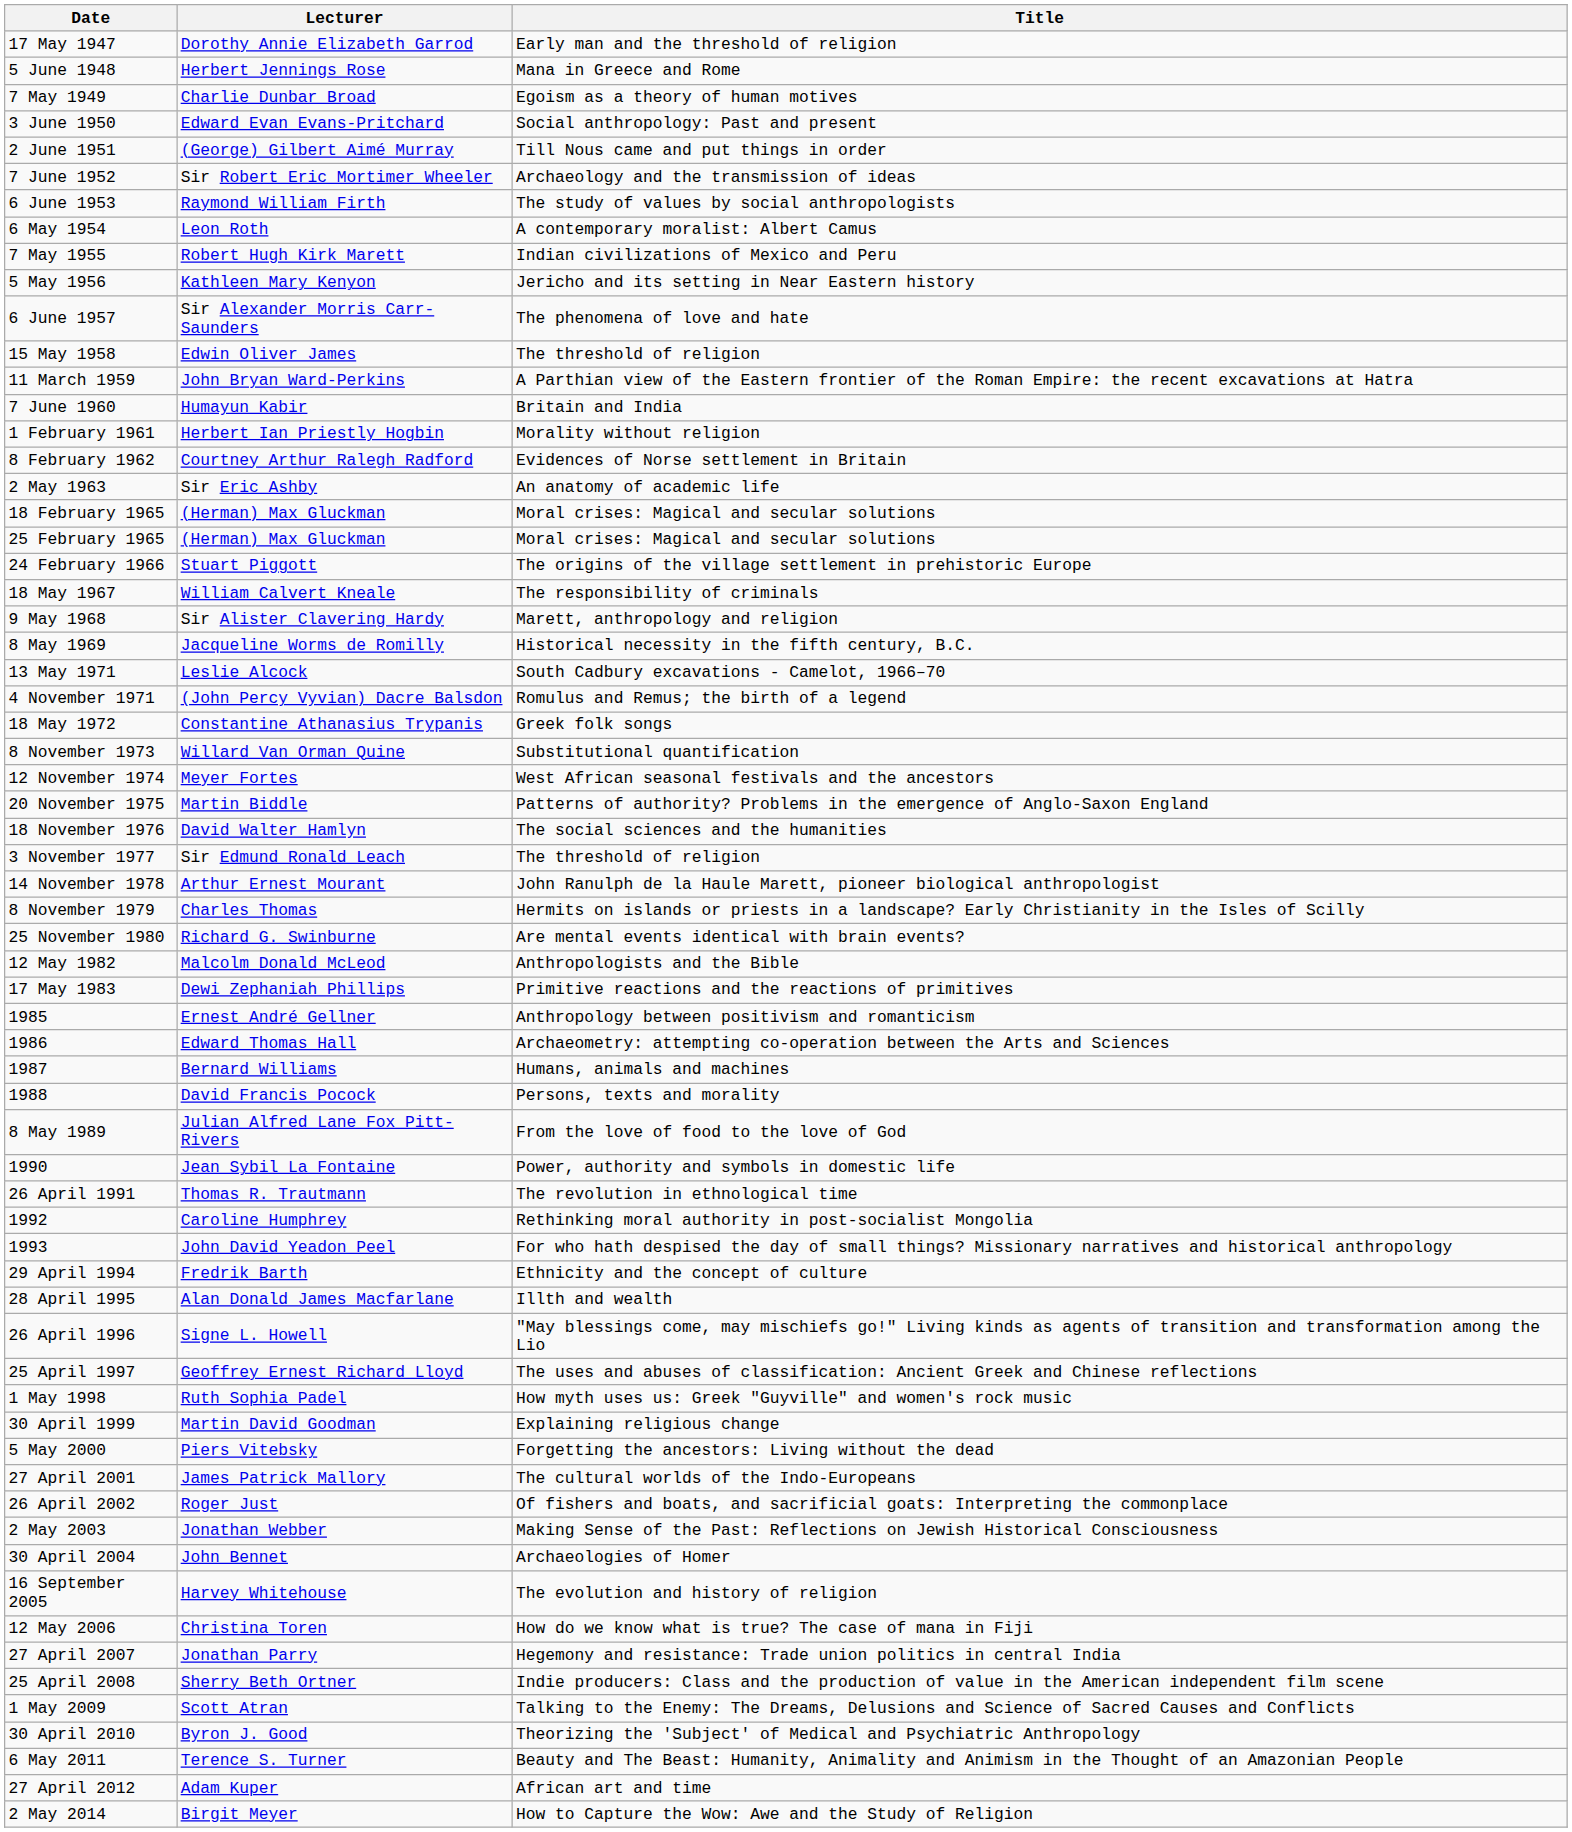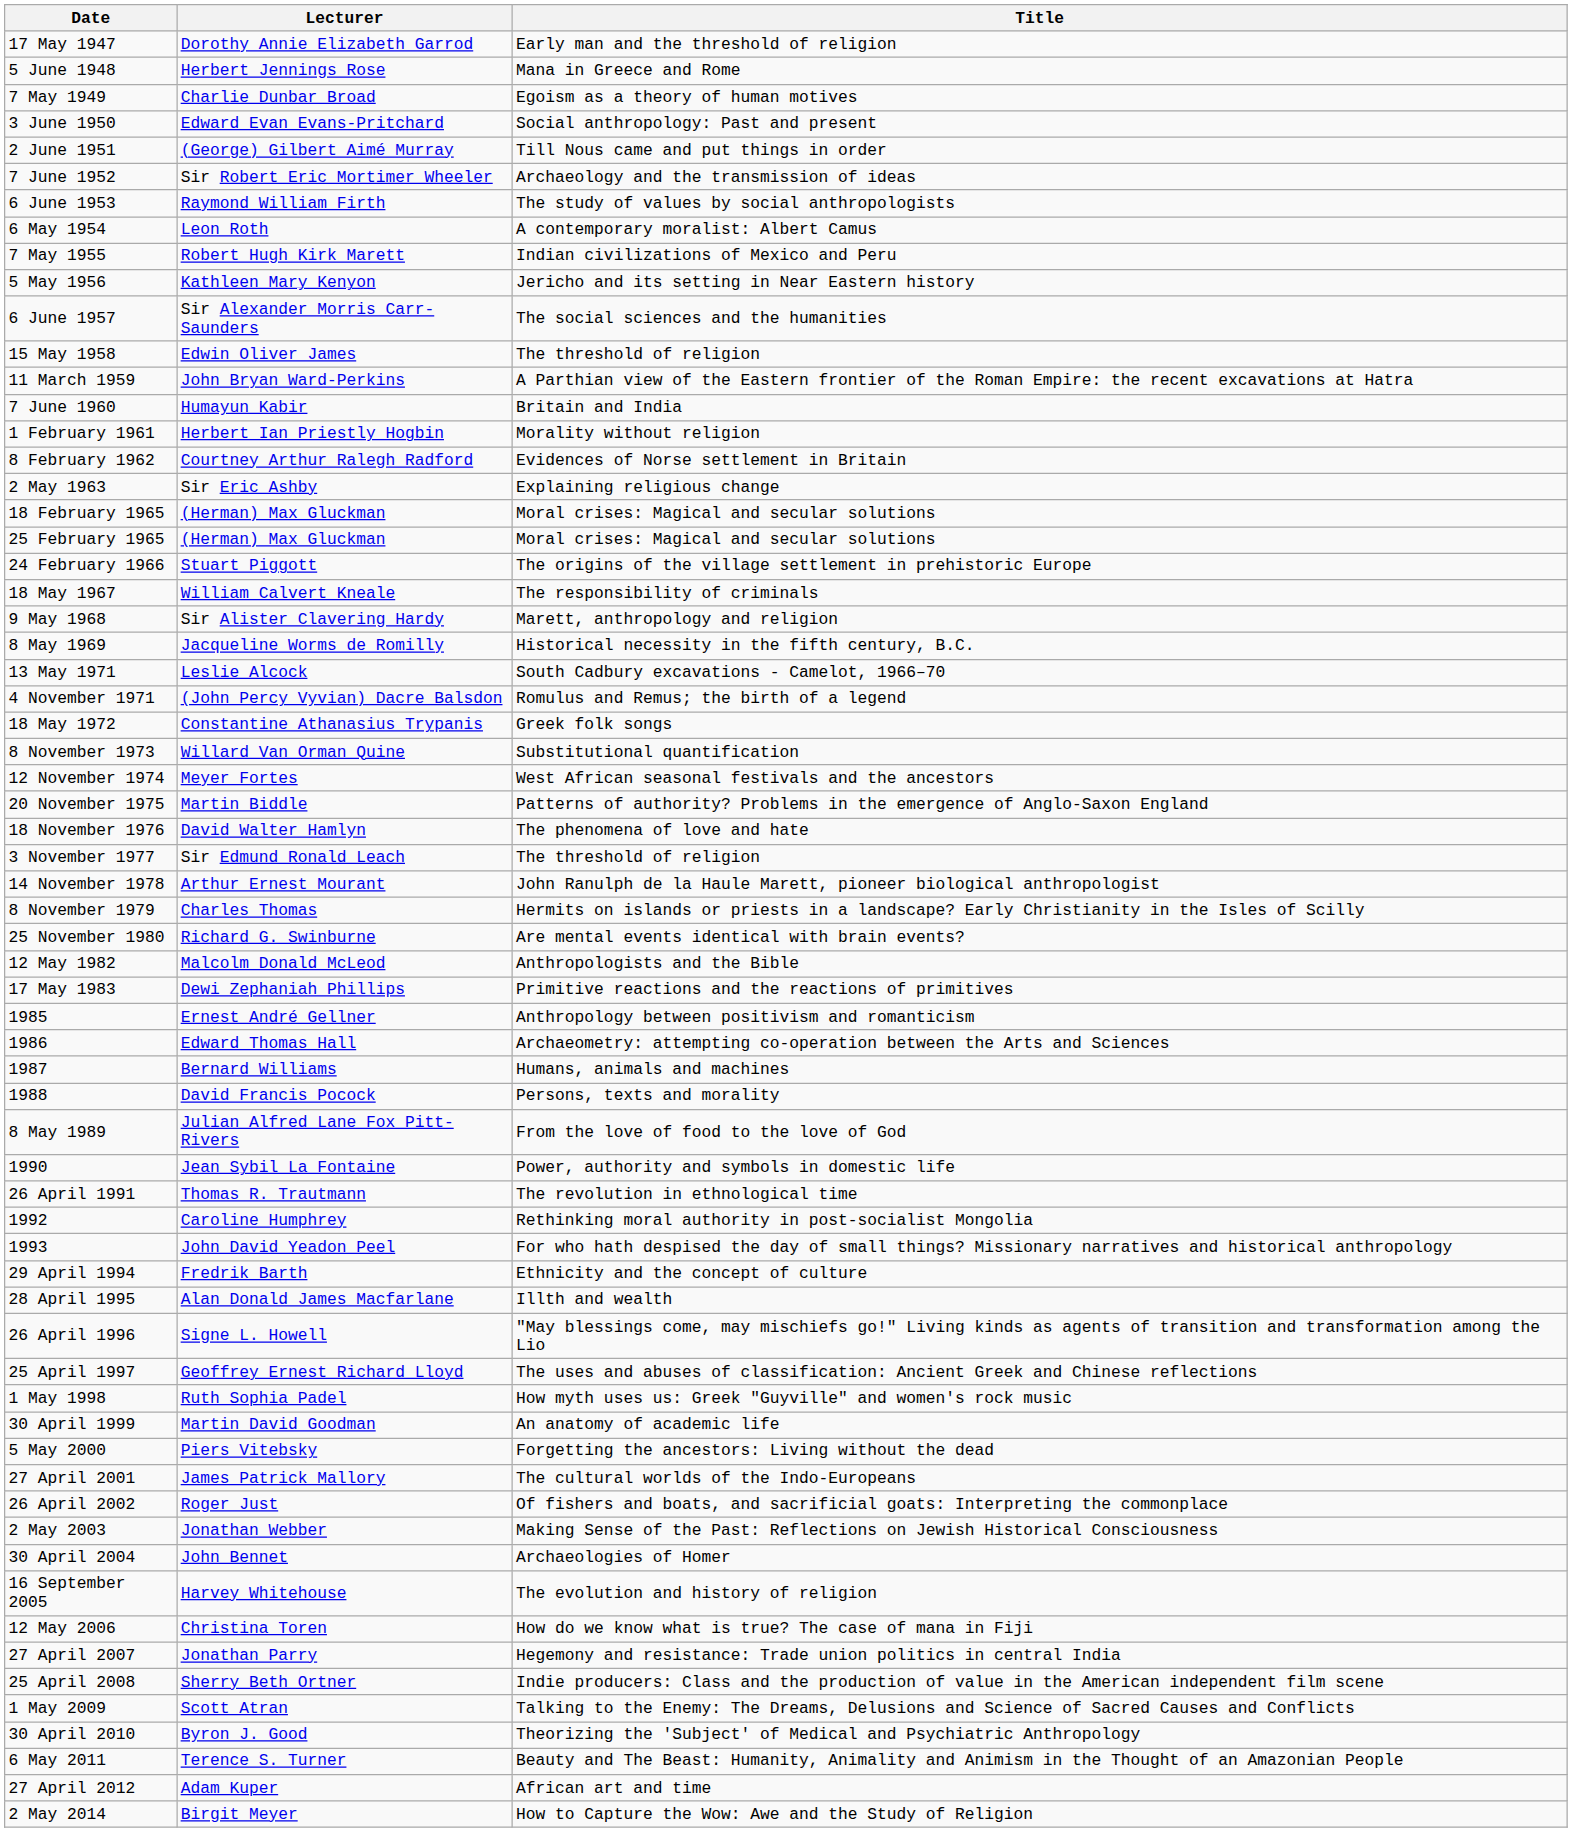(662, 319) The phenomena of love and hate -> (701, 319) The social sciences and the humanities
(648, 487) An anatomy of academic life -> (648, 487) Explaining religious change
(701, 831) The social sciences and the humanities -> (662, 831) The phenomena of love and hate
(648, 1425) Explaining religious change -> (648, 1425) An anatomy of academic life
